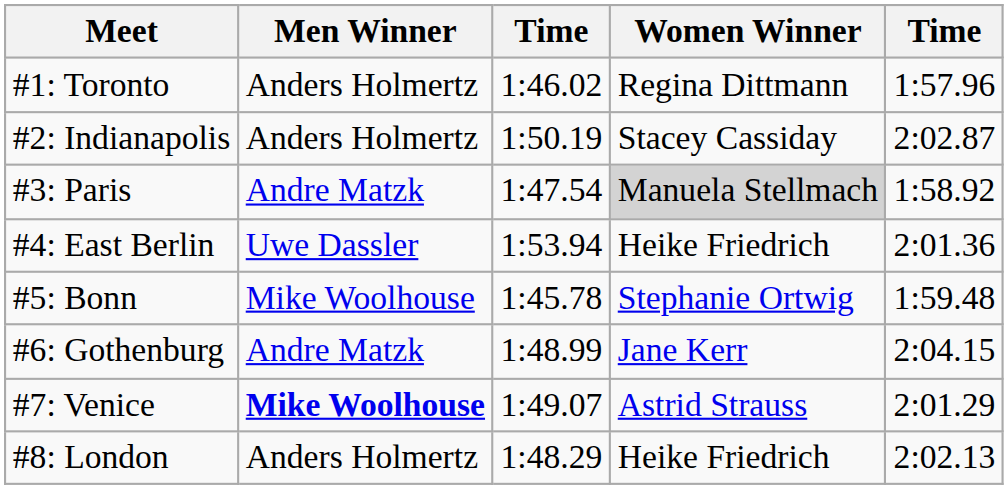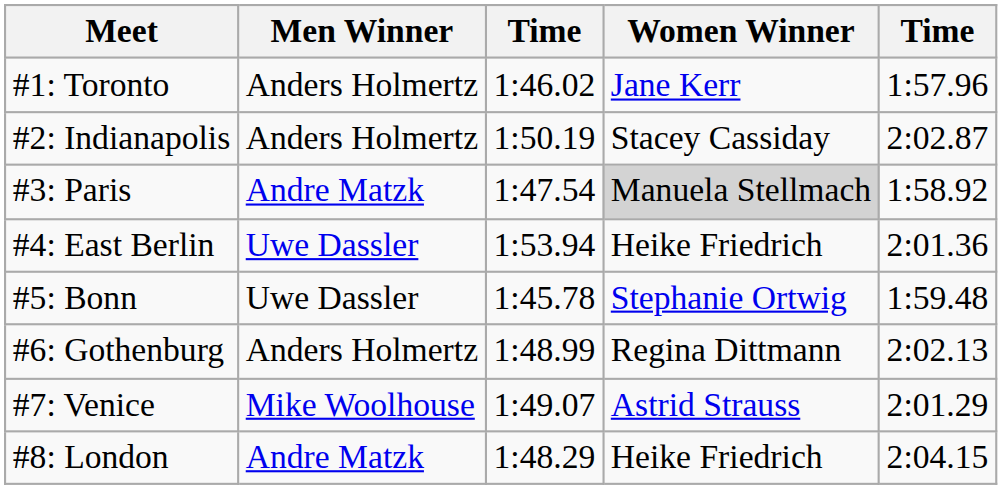(733, 84) Regina Dittmann -> (676, 84) Jane Kerr
(360, 297) Mike Woolhouse -> (332, 297) Uwe Dassler
(335, 350) Andre Matzk -> (362, 350) Anders Holmertz
(683, 350) Jane Kerr -> (726, 350) Regina Dittmann
(944, 350) 2:04.15 -> (937, 350) 2:02.13
(365, 404) bold -> (360, 404) normal
(362, 457) Anders Holmertz -> (335, 457) Andre Matzk
(944, 457) 2:02.13 -> (937, 457) 2:04.15
